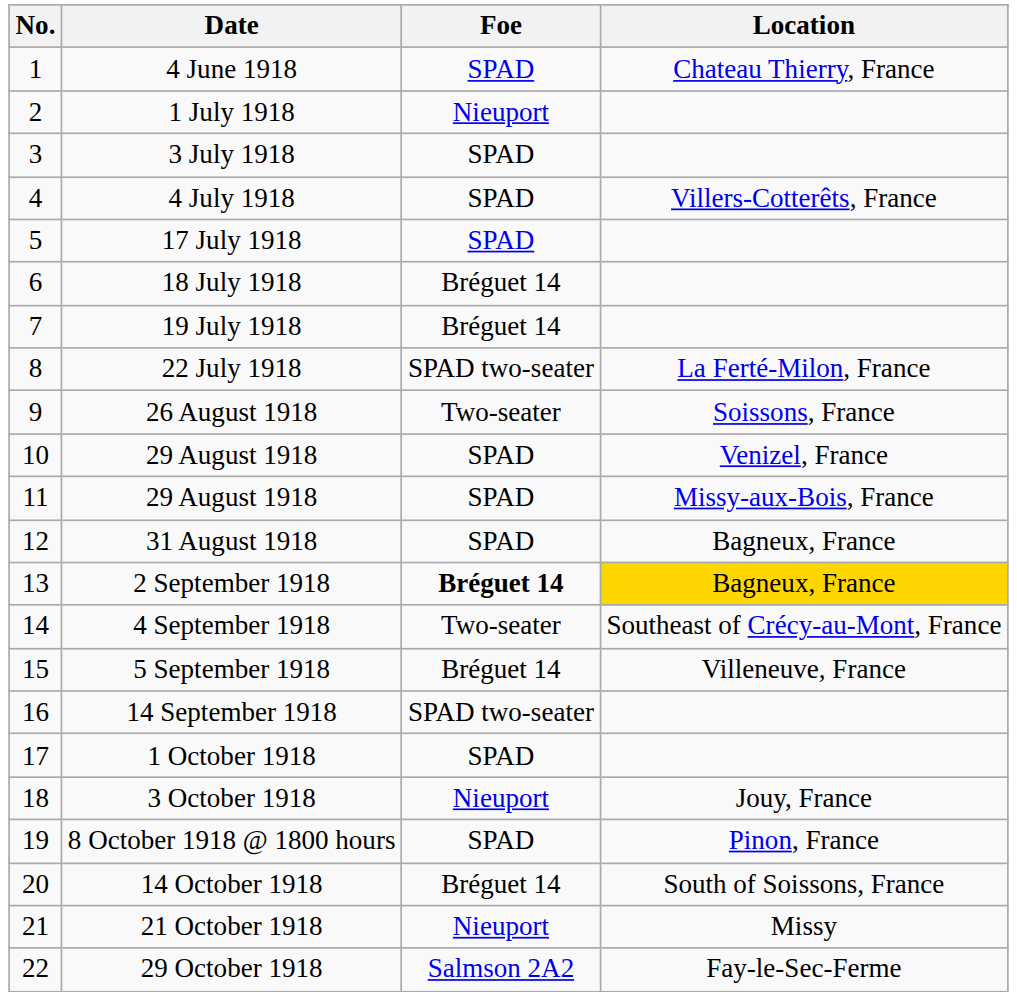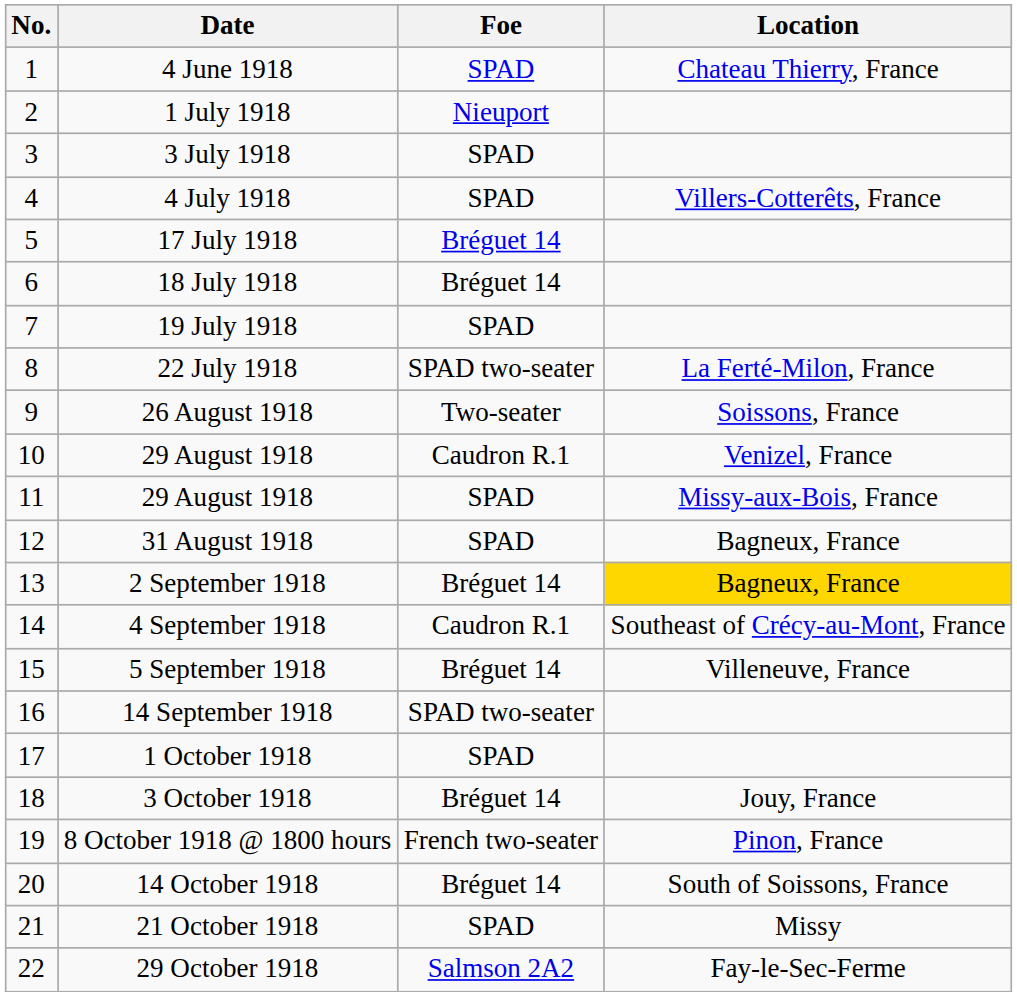(501, 240) SPAD -> (501, 240) Bréguet 14
(501, 326) Bréguet 14 -> (501, 326) SPAD
(501, 454) SPAD -> (501, 454) Caudron R.1
(501, 583) bold -> (501, 583) normal
(501, 626) Two-seater -> (501, 626) Caudron R.1
(501, 797) Nieuport -> (501, 797) Bréguet 14
(501, 840) SPAD -> (501, 840) French two-seater
(501, 926) Nieuport -> (501, 926) SPAD
